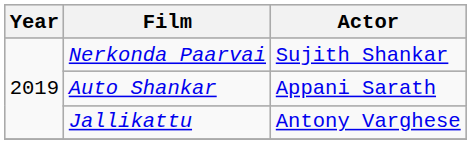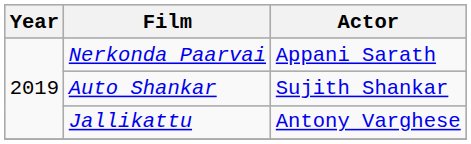(362, 55) Sujith Shankar -> (356, 55) Appani Sarath
(356, 88) Appani Sarath -> (362, 88) Sujith Shankar
